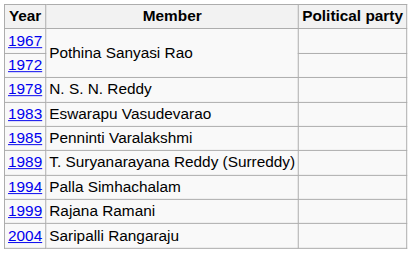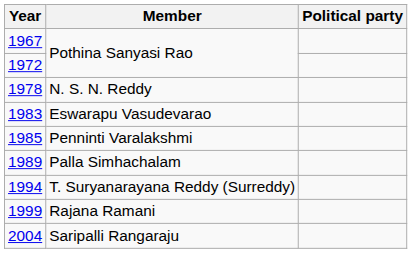(172, 162) T. Suryanarayana Reddy (Surreddy) -> (115, 162) Palla Simhachalam
(115, 187) Palla Simhachalam -> (172, 187) T. Suryanarayana Reddy (Surreddy)
